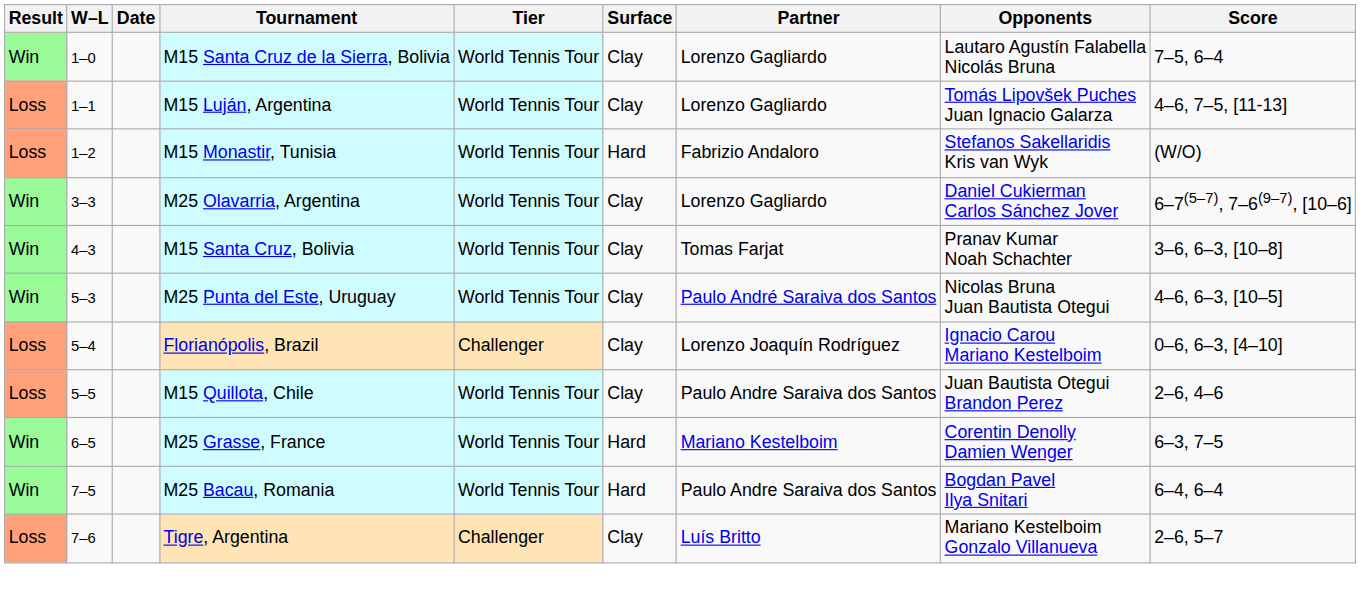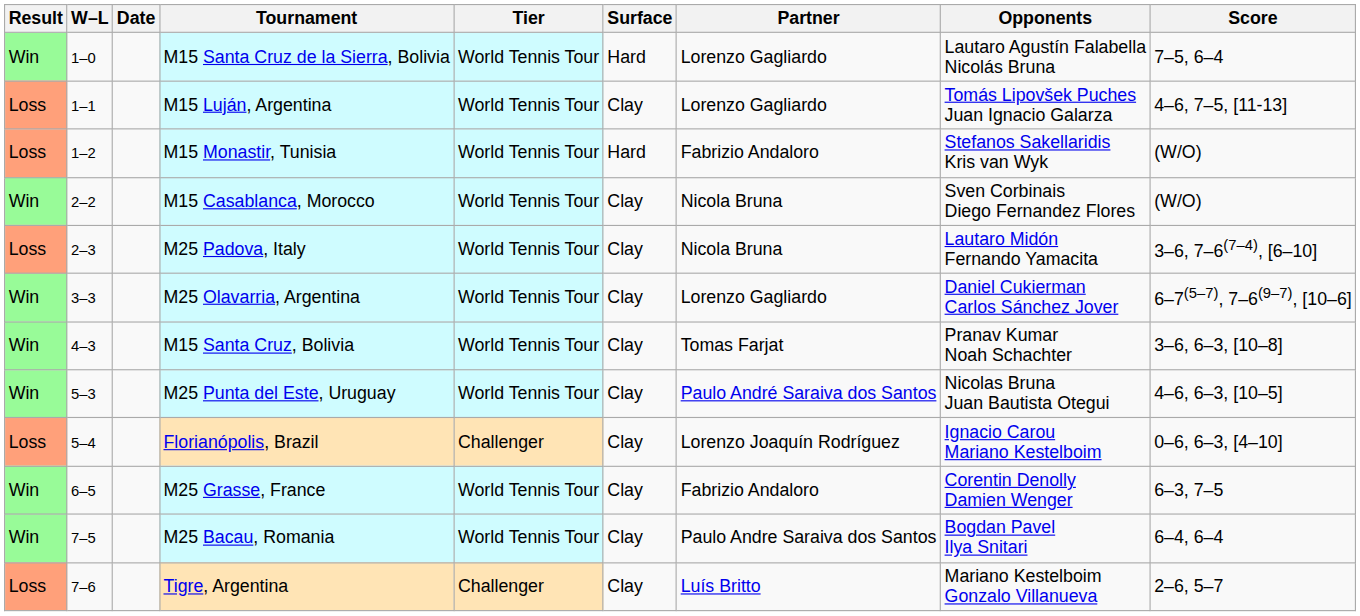(625, 56) Clay -> (627, 56) Hard
+ row: (269, 201)
+ row: (235, 249)
- row: (239, 393)
(627, 441) Hard -> (625, 490) Clay
(759, 441) Mariano Kestelboim -> (750, 490) Fabrizio Andaloro
(627, 490) Hard -> (625, 538) Clay
